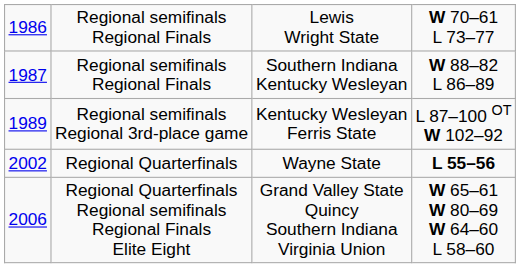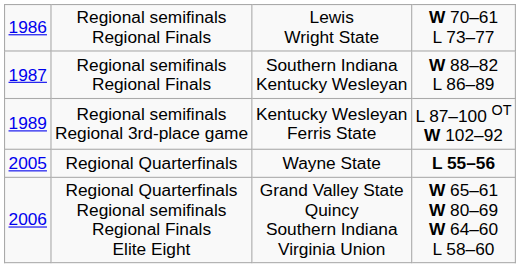(28, 163) 2002 -> (28, 163) 2005
